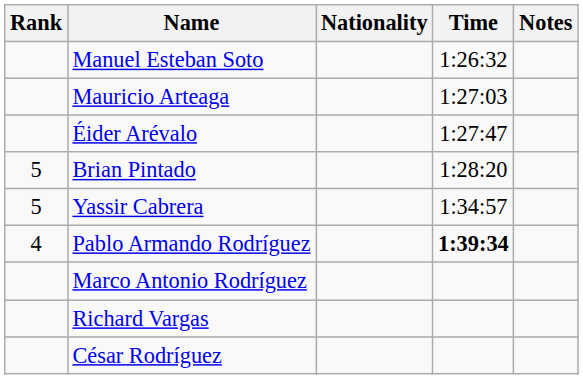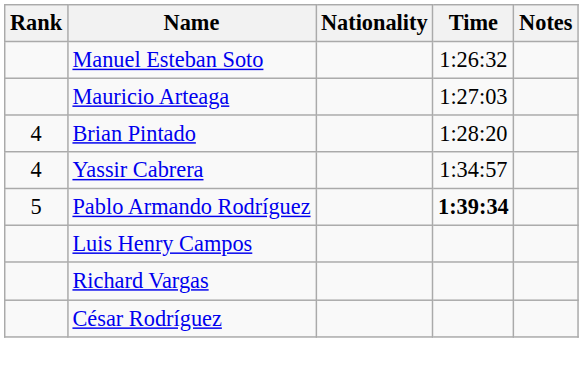- row: (135, 133)
(36, 170) 5 -> (36, 133) 4
(36, 207) 5 -> (36, 170) 4
(36, 244) 4 -> (36, 207) 5
- row: (190, 281)
+ row: (162, 244)
